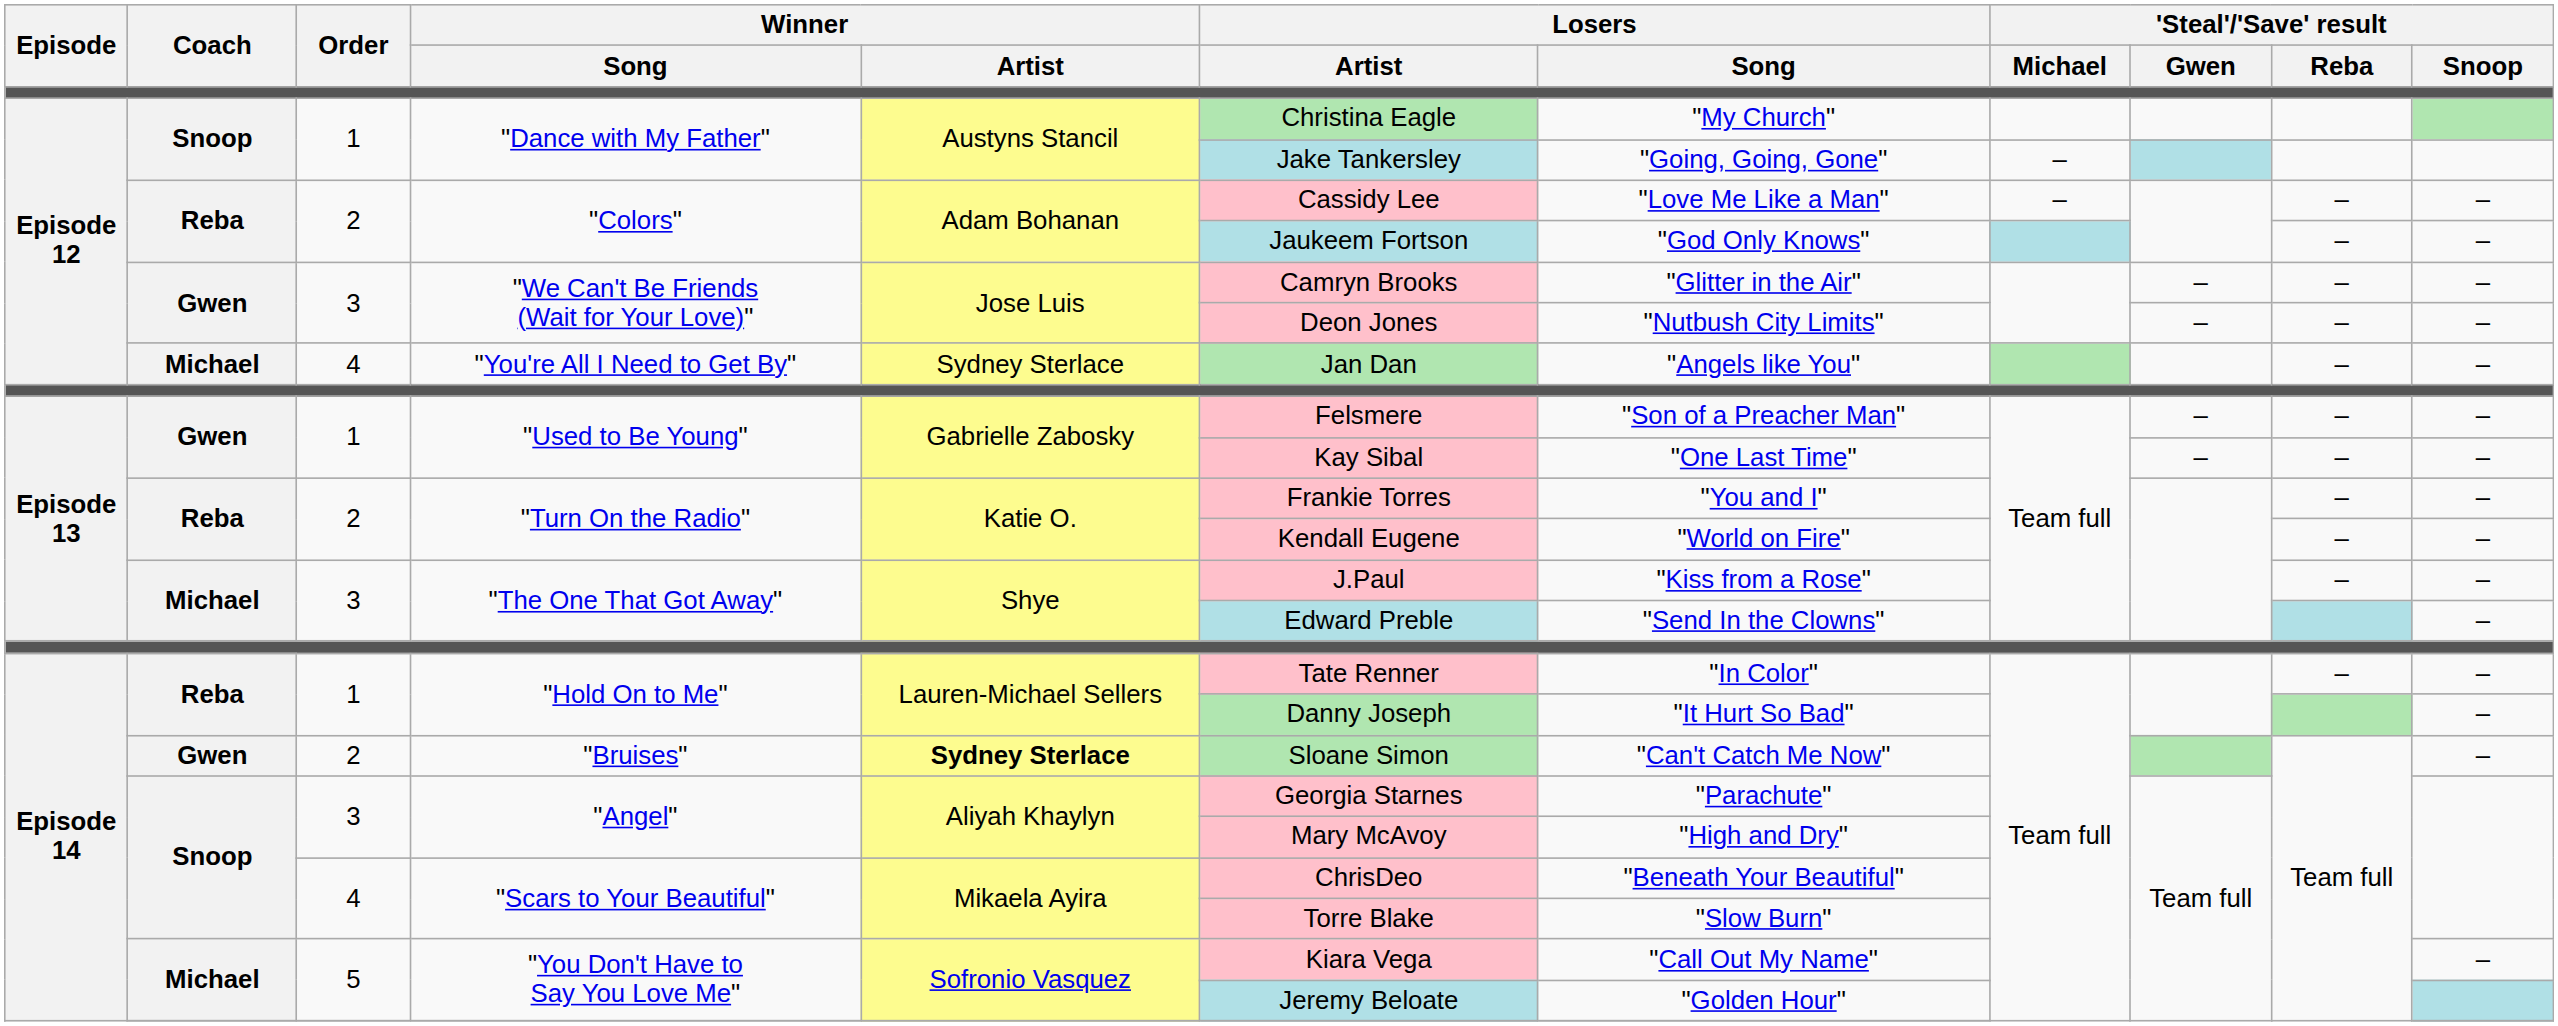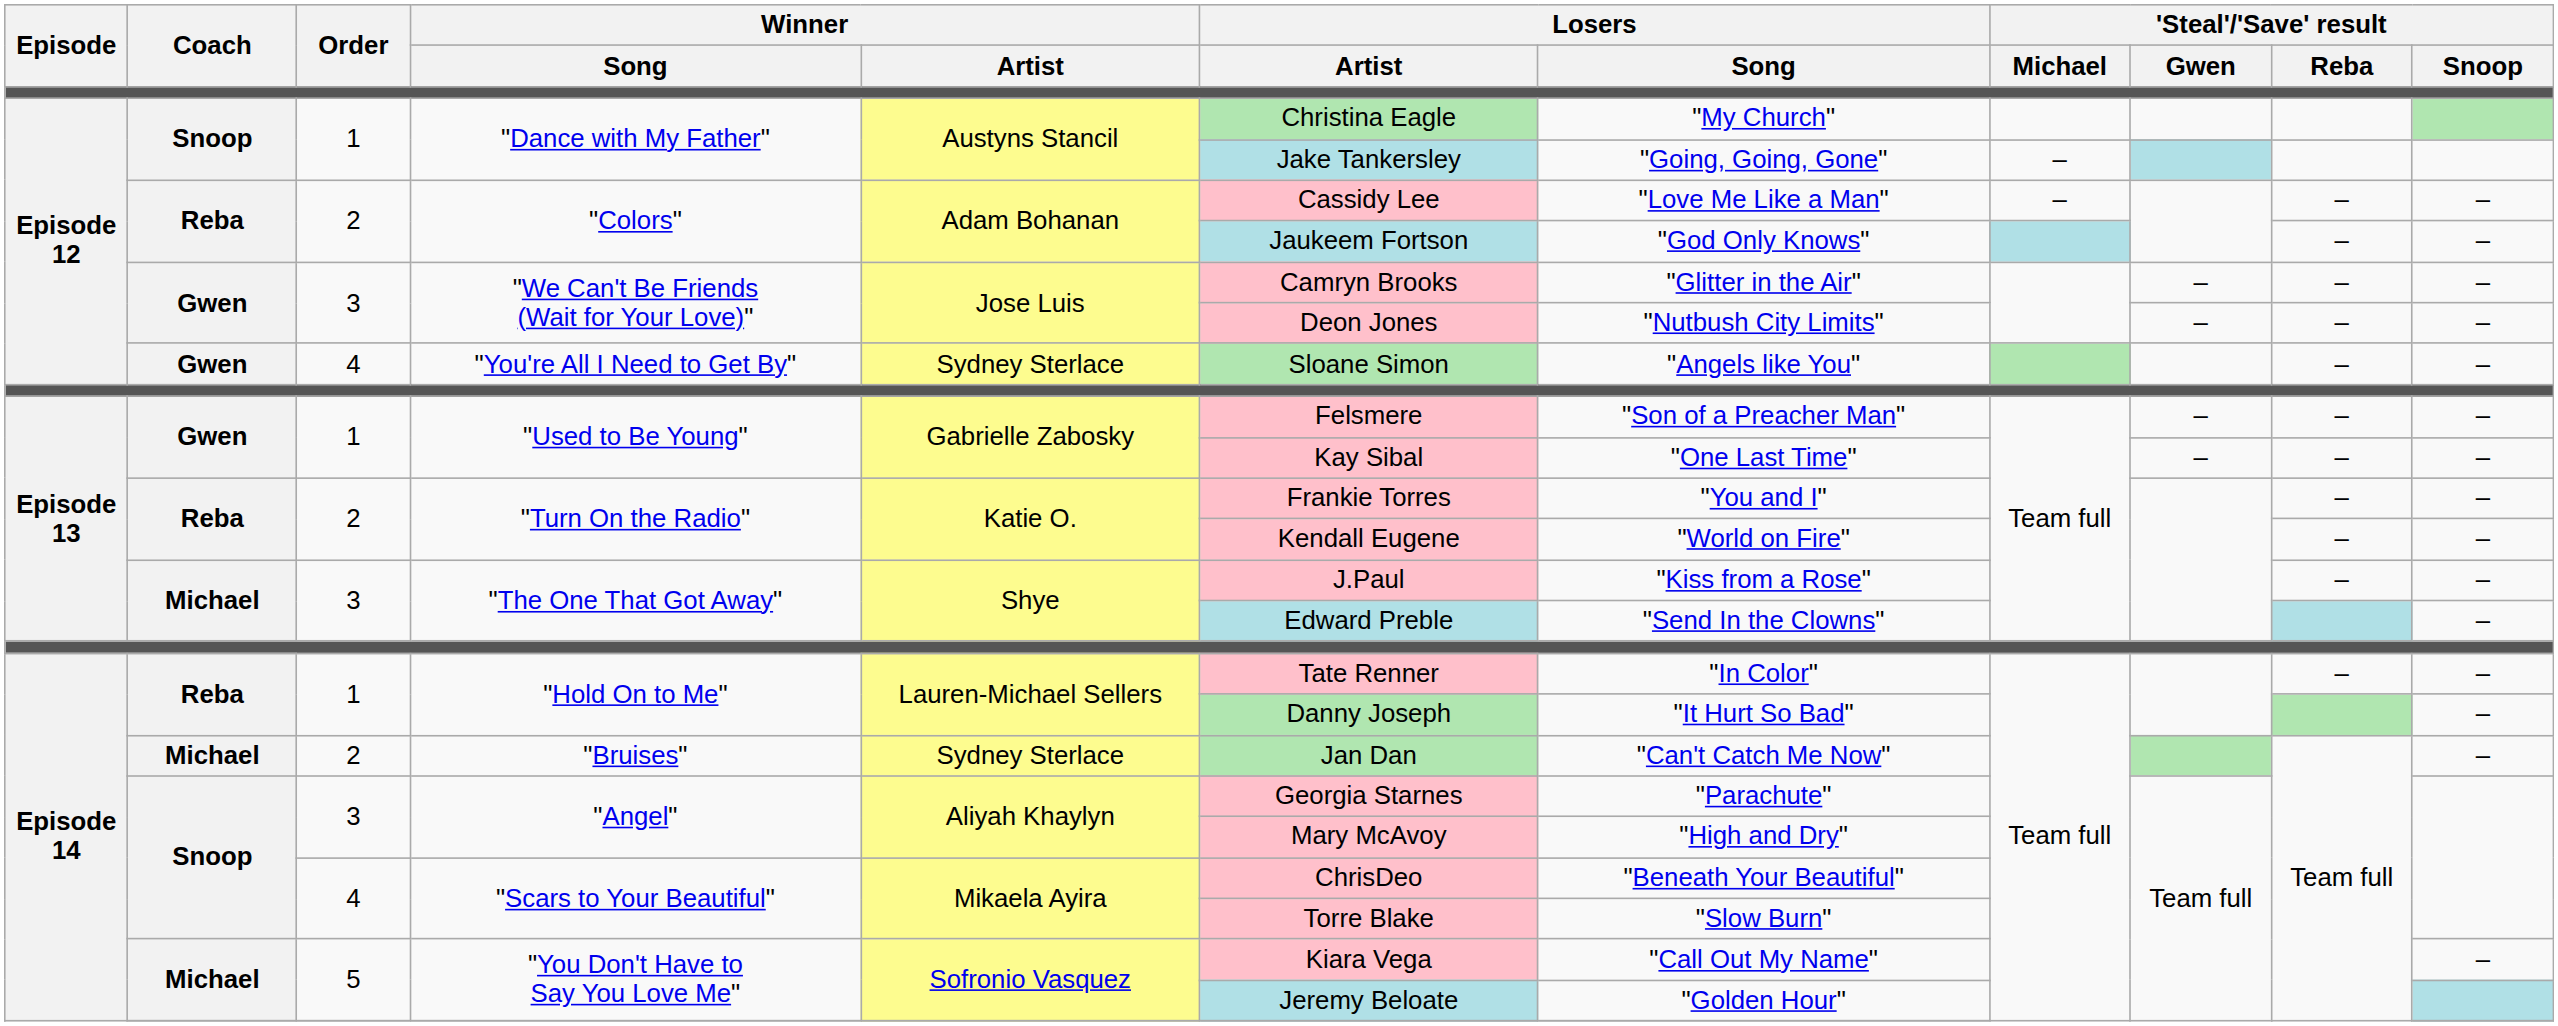(212, 363) Michael -> (212, 363) Gwen
(1369, 363) Jan Dan -> (1369, 363) Sloane Simon
(212, 755) Gwen -> (212, 755) Michael
(1030, 755) bold -> (1030, 755) normal
(1369, 755) Sloane Simon -> (1369, 755) Jan Dan
